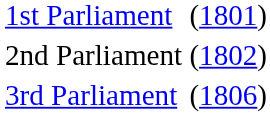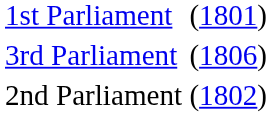rows swapped: (94, 55) <-> (91, 95)
